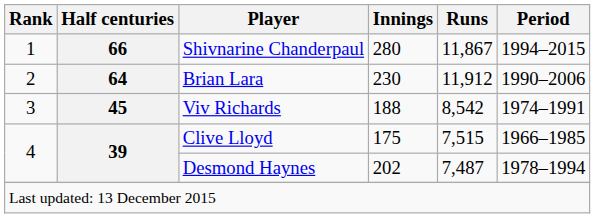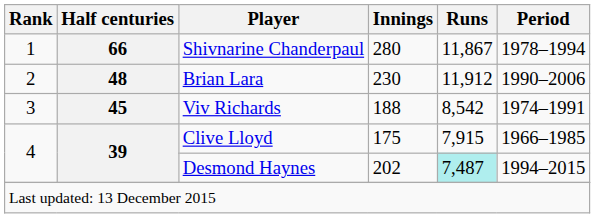(543, 49) 1994–2015 -> (543, 49) 1978–1994
(118, 78) 64 -> (118, 78) 48
(463, 138) 7,515 -> (463, 138) 7,915
(463, 167) no background -> (463, 167) paleturquoise background
(543, 167) 1978–1994 -> (543, 167) 1994–2015
